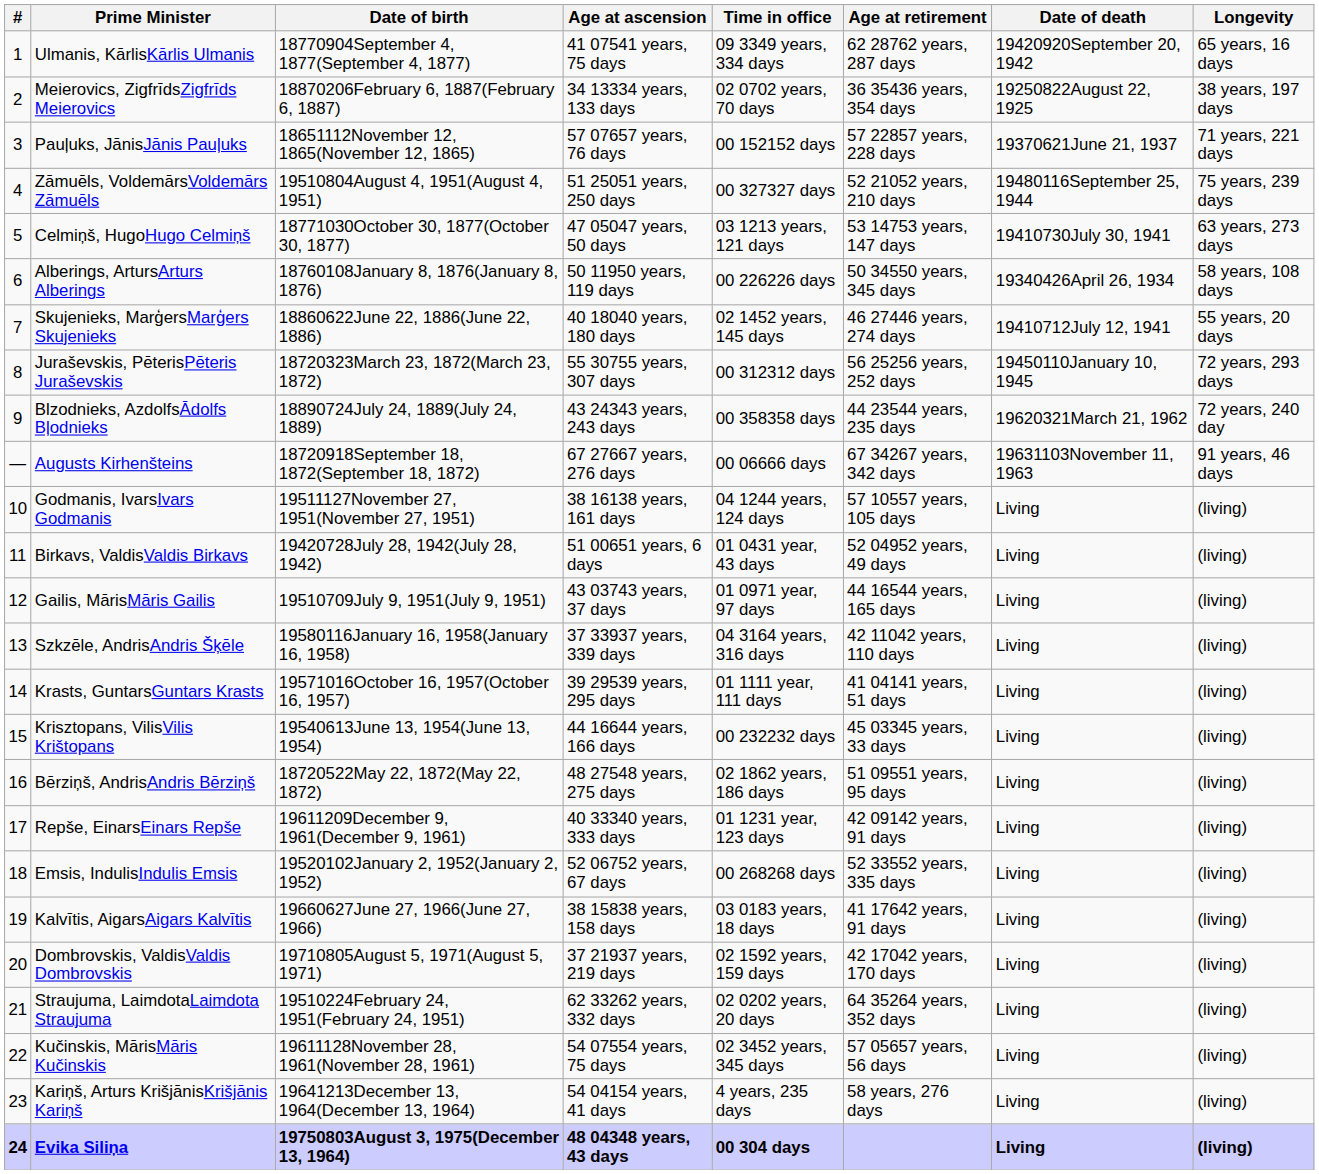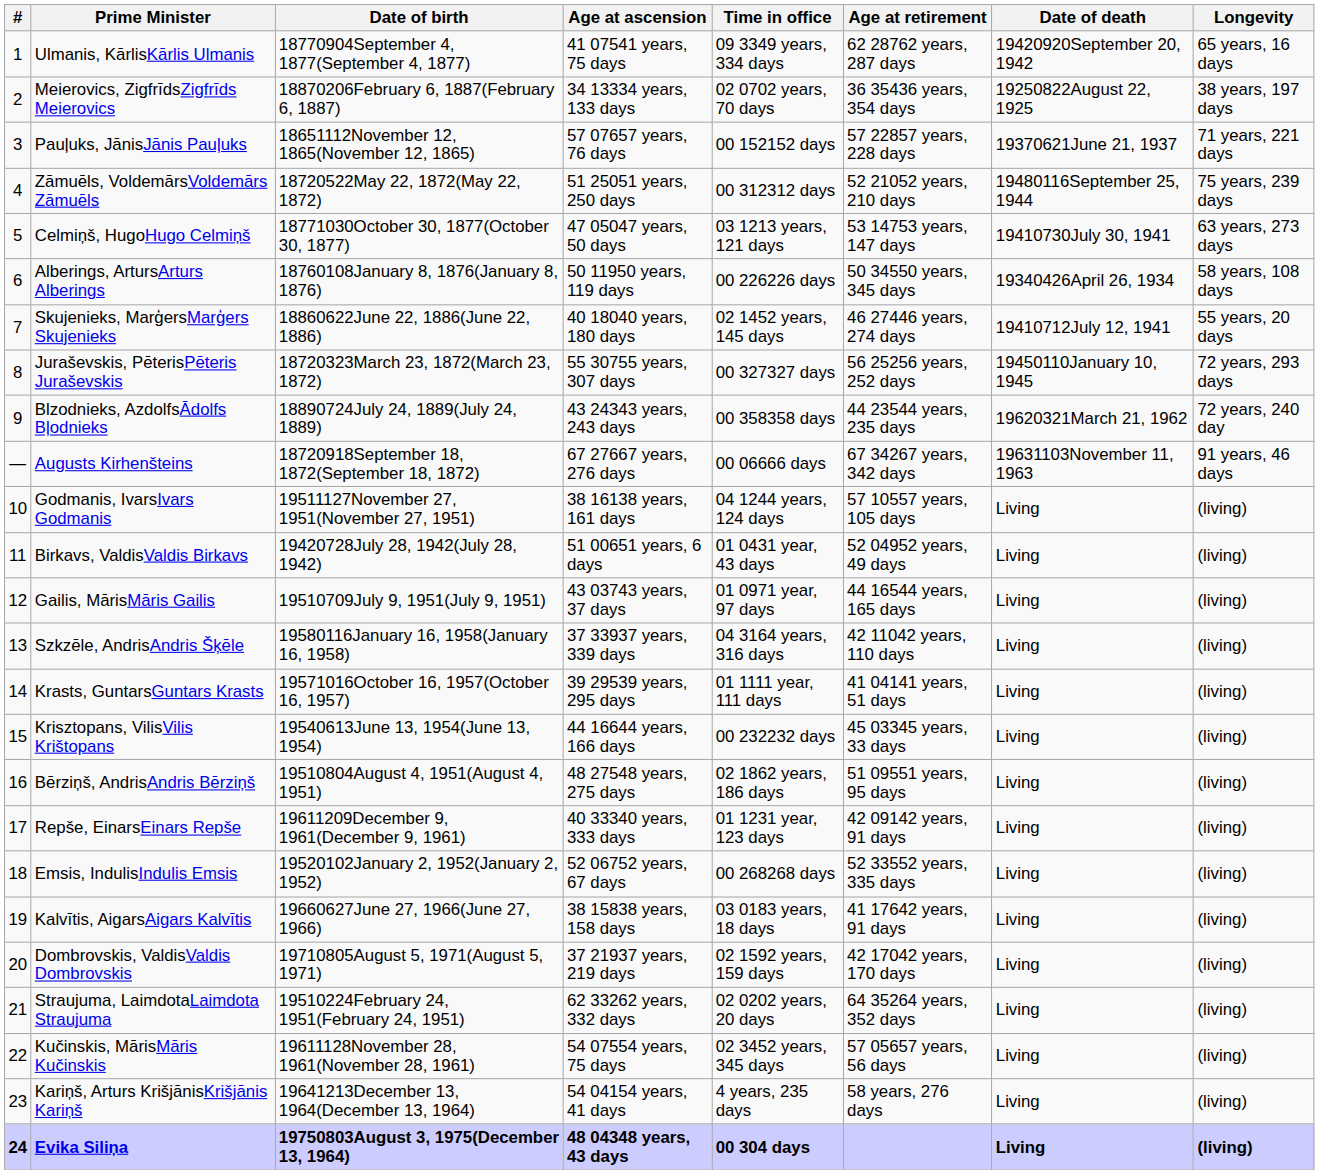(411, 190) 19510804August 4, 1951(August 4, 1951) -> (400, 190) 18720522May 22, 1872(May 22, 1872)
(775, 190) 00 327327 days -> (775, 190) 00 312312 days
(775, 372) 00 312312 days -> (775, 372) 00 327327 days
(400, 782) 18720522May 22, 1872(May 22, 1872) -> (411, 782) 19510804August 4, 1951(August 4, 1951)
